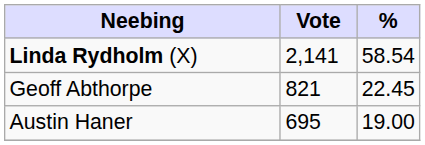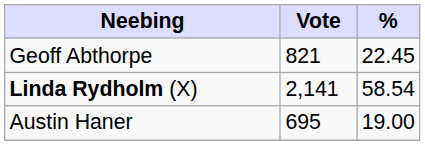rows swapped: (104, 55) <-> (81, 88)
